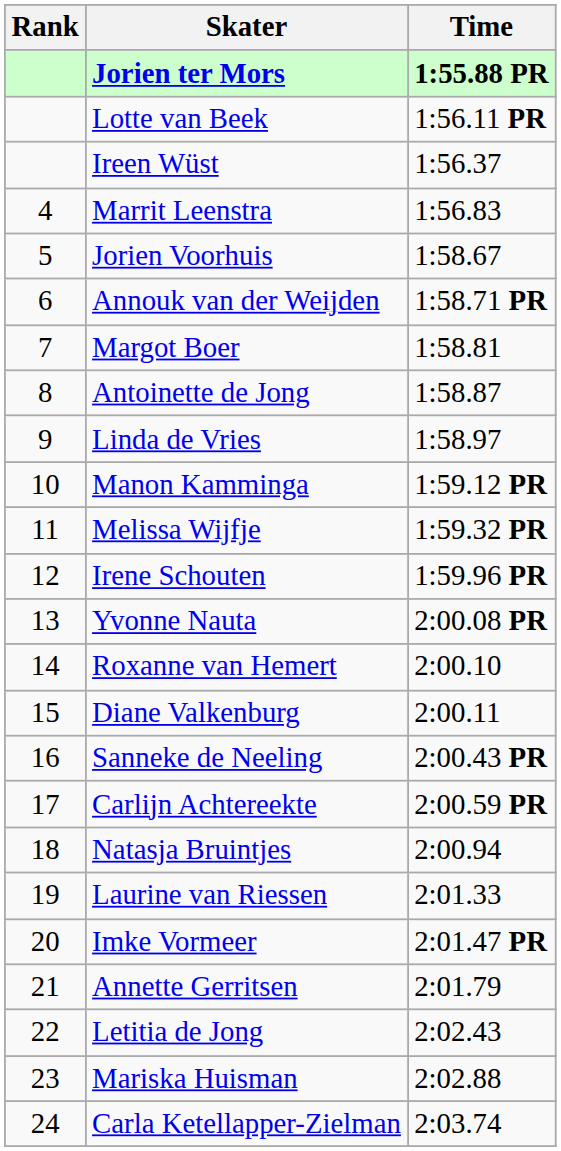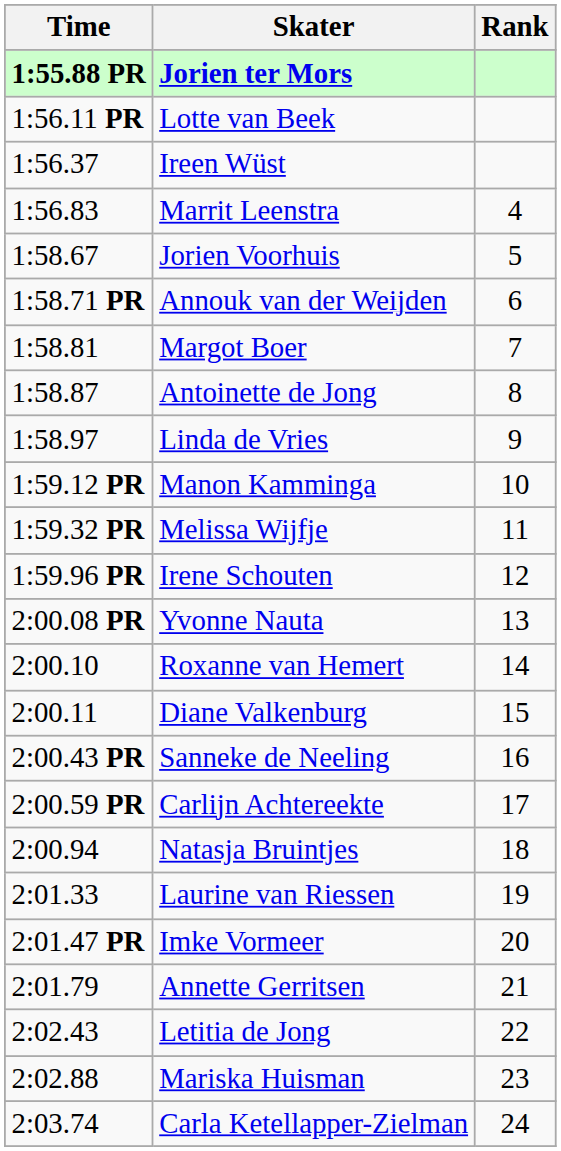columns swapped: (45, 27) <-> (481, 27)
